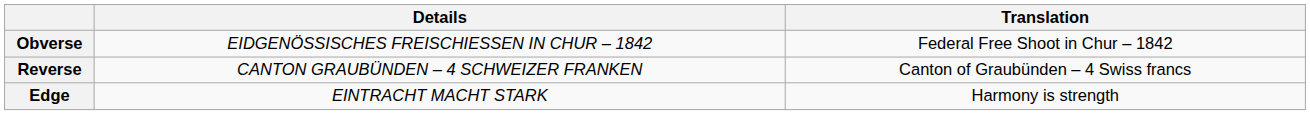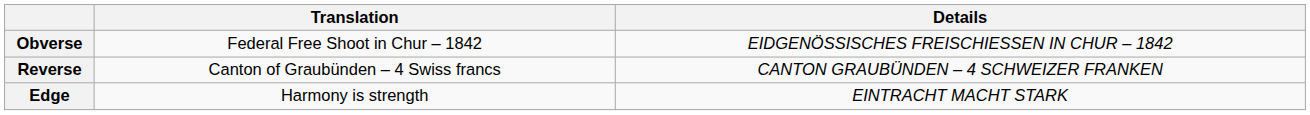columns swapped: (440, 17) <-> (1045, 17)
